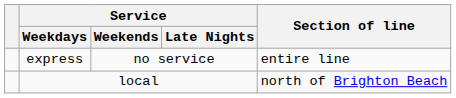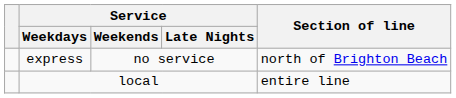(305, 60) entire line -> (354, 60) north of Brighton Beach
(354, 82) north of Brighton Beach -> (305, 82) entire line
